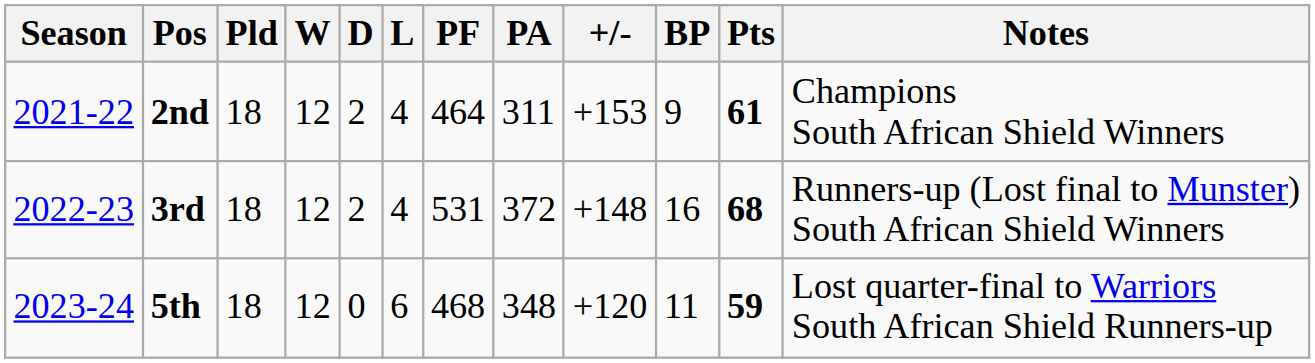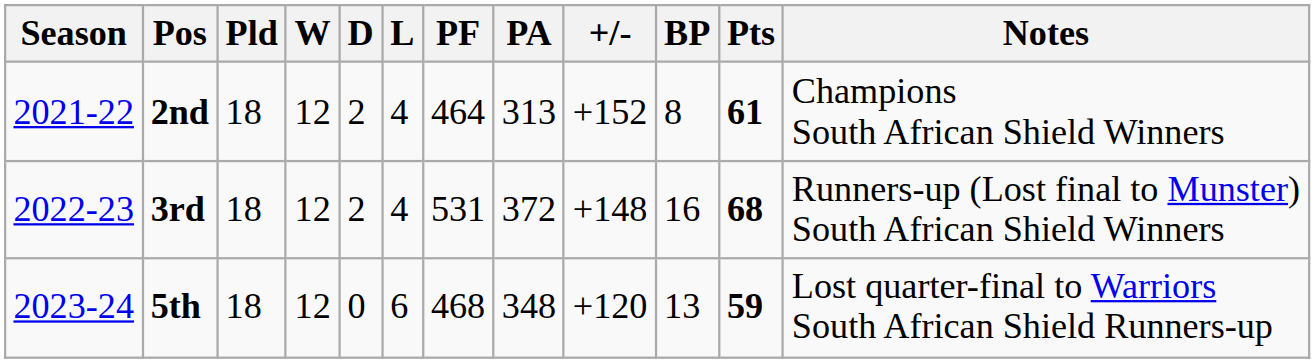(528, 110) 311 -> (529, 110) 313
(610, 110) +153 -> (610, 110) +152
(673, 110) 9 -> (673, 110) 8
(682, 306) 11 -> (682, 306) 13
